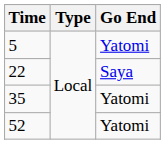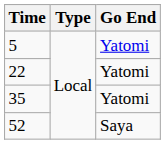(117, 71) Saya -> (125, 71) Yatomi
(125, 125) Yatomi -> (117, 125) Saya
